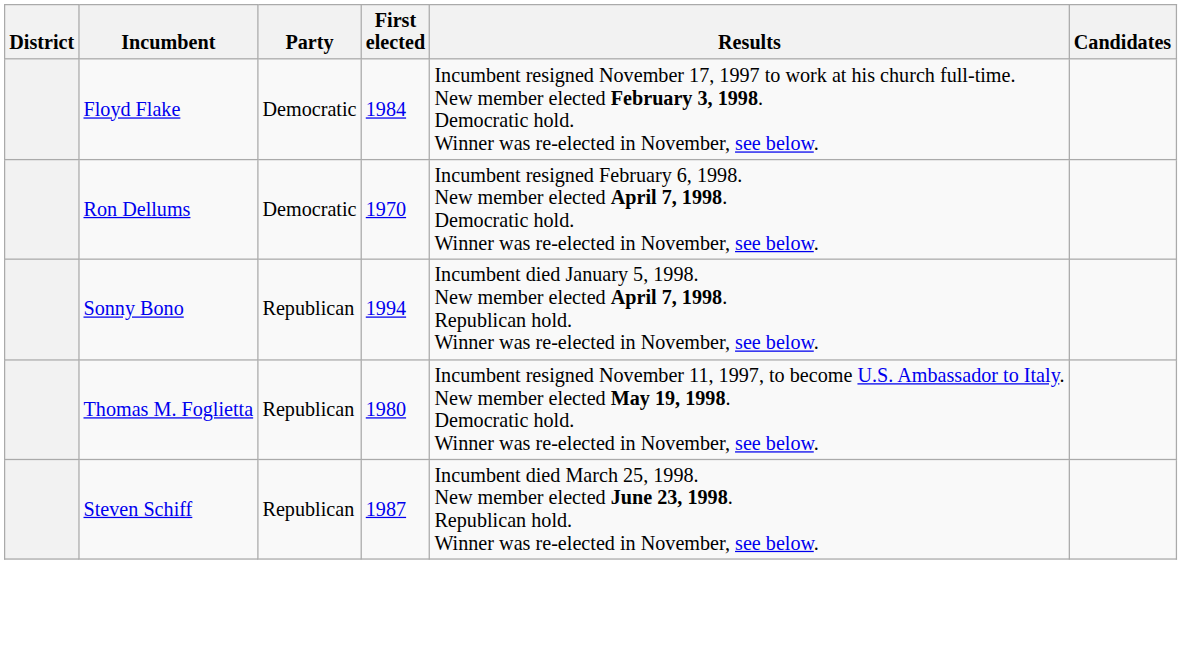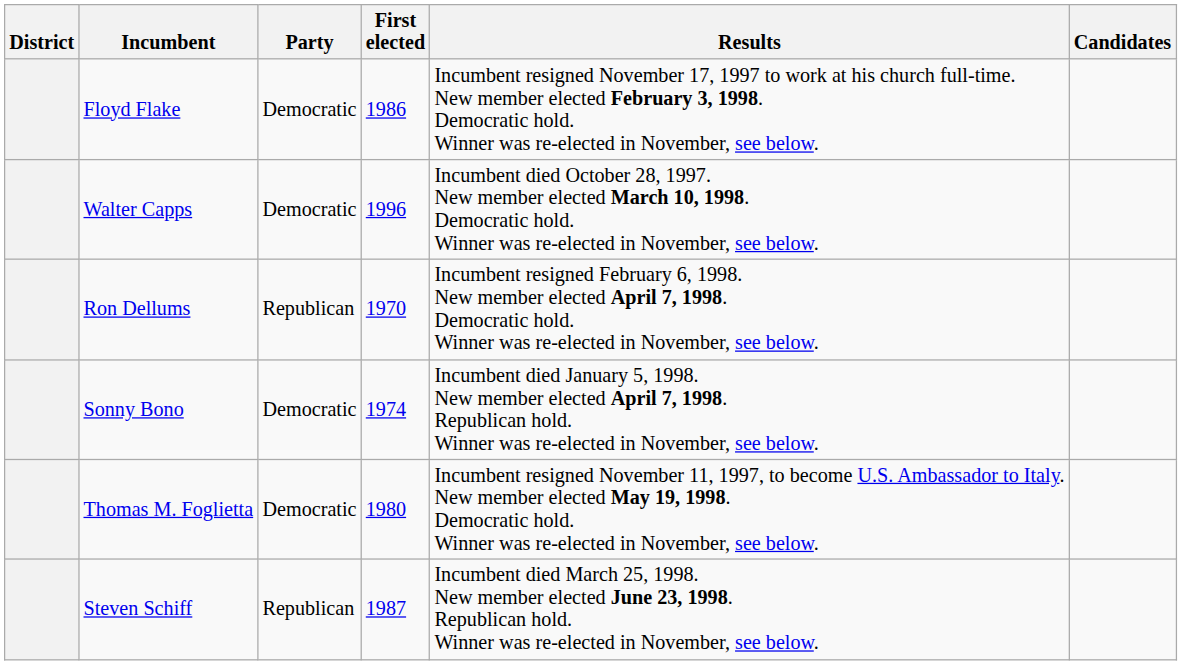(386, 109) 1984 -> (386, 109) 1986
+ row: (138, 209)
(309, 209) Democratic -> (308, 309) Republican
(308, 309) Republican -> (309, 409) Democratic
(386, 309) 1994 -> (386, 409) 1974
(308, 409) Republican -> (309, 509) Democratic
